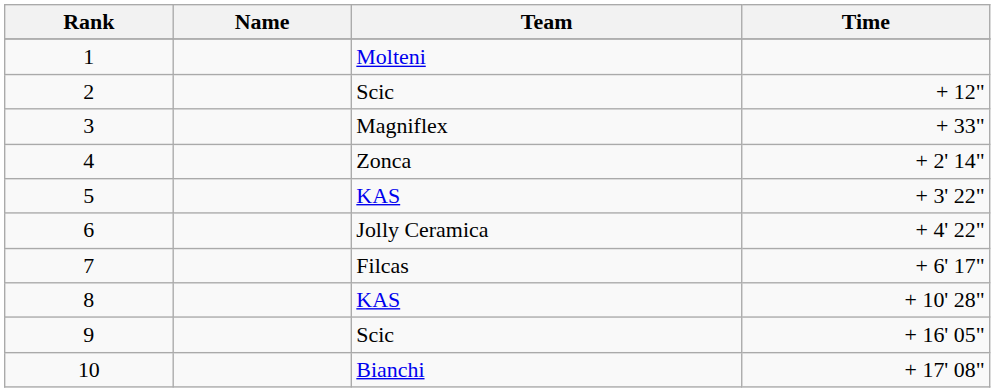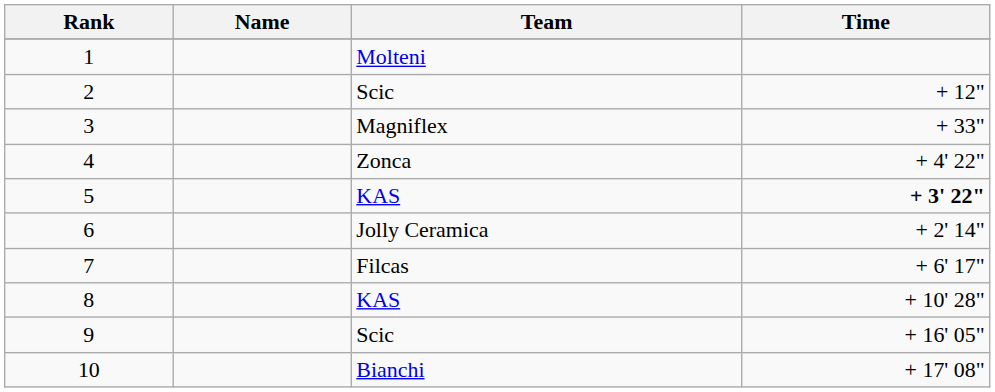(950, 160) + 2' 14" -> (950, 160) + 4' 22"
(950, 195) normal -> (947, 195) bold
(950, 230) + 4' 22" -> (950, 230) + 2' 14"
